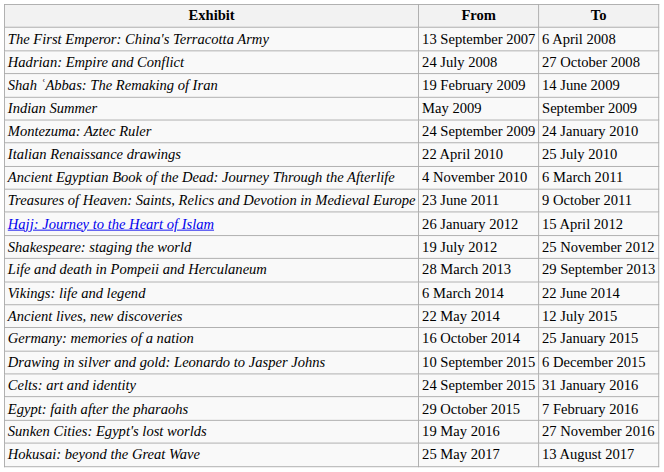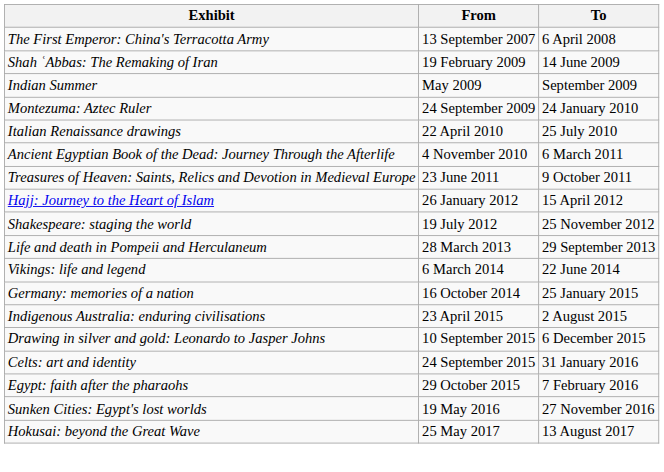- row: (96, 62)
- row: (95, 316)
+ row: (136, 316)
